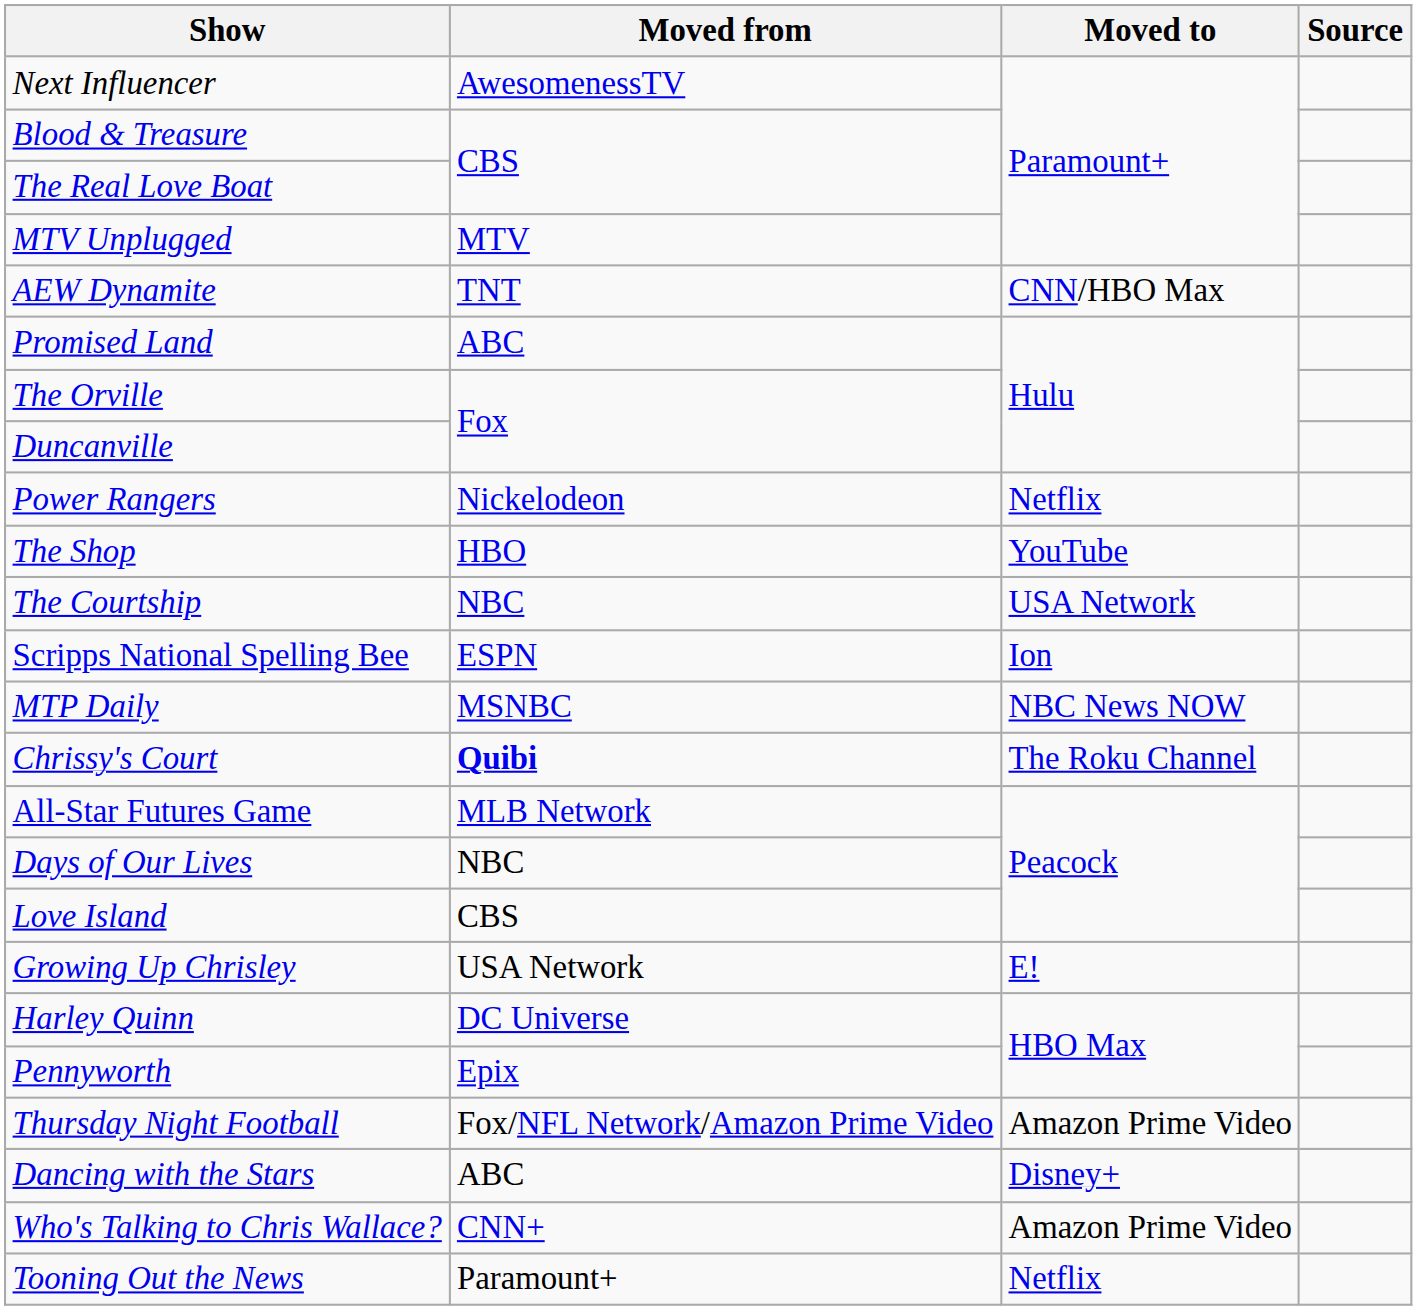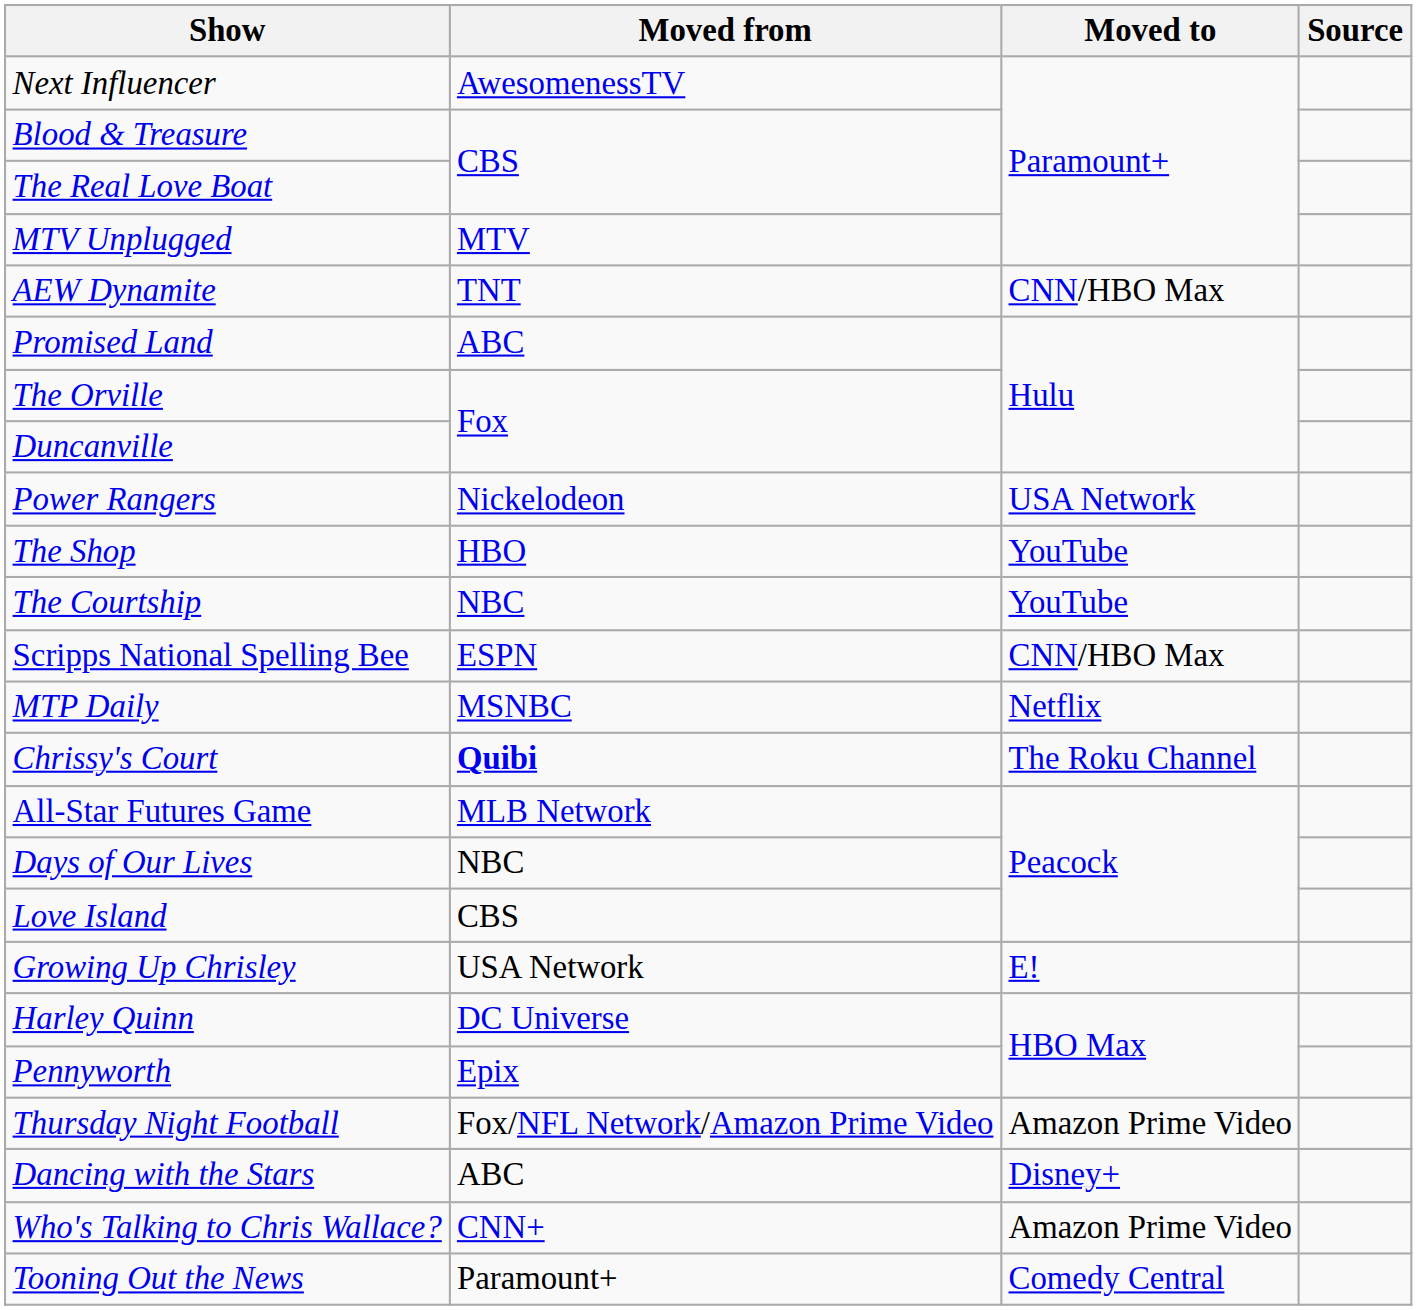(1055, 498) Netflix -> (1102, 498) USA Network
(1102, 602) USA Network -> (1068, 602) YouTube
(1030, 654) Ion -> (1117, 654) CNN/HBO Max
(1127, 706) NBC News NOW -> (1055, 706) Netflix
(1055, 1278) Netflix -> (1116, 1278) Comedy Central
